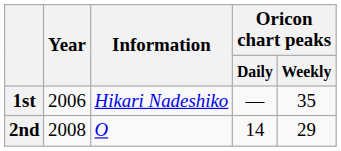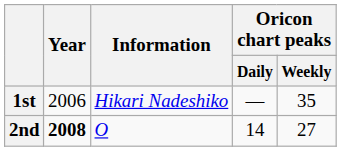(67, 130) normal -> (67, 130) bold
(306, 130) 29 -> (306, 130) 27
